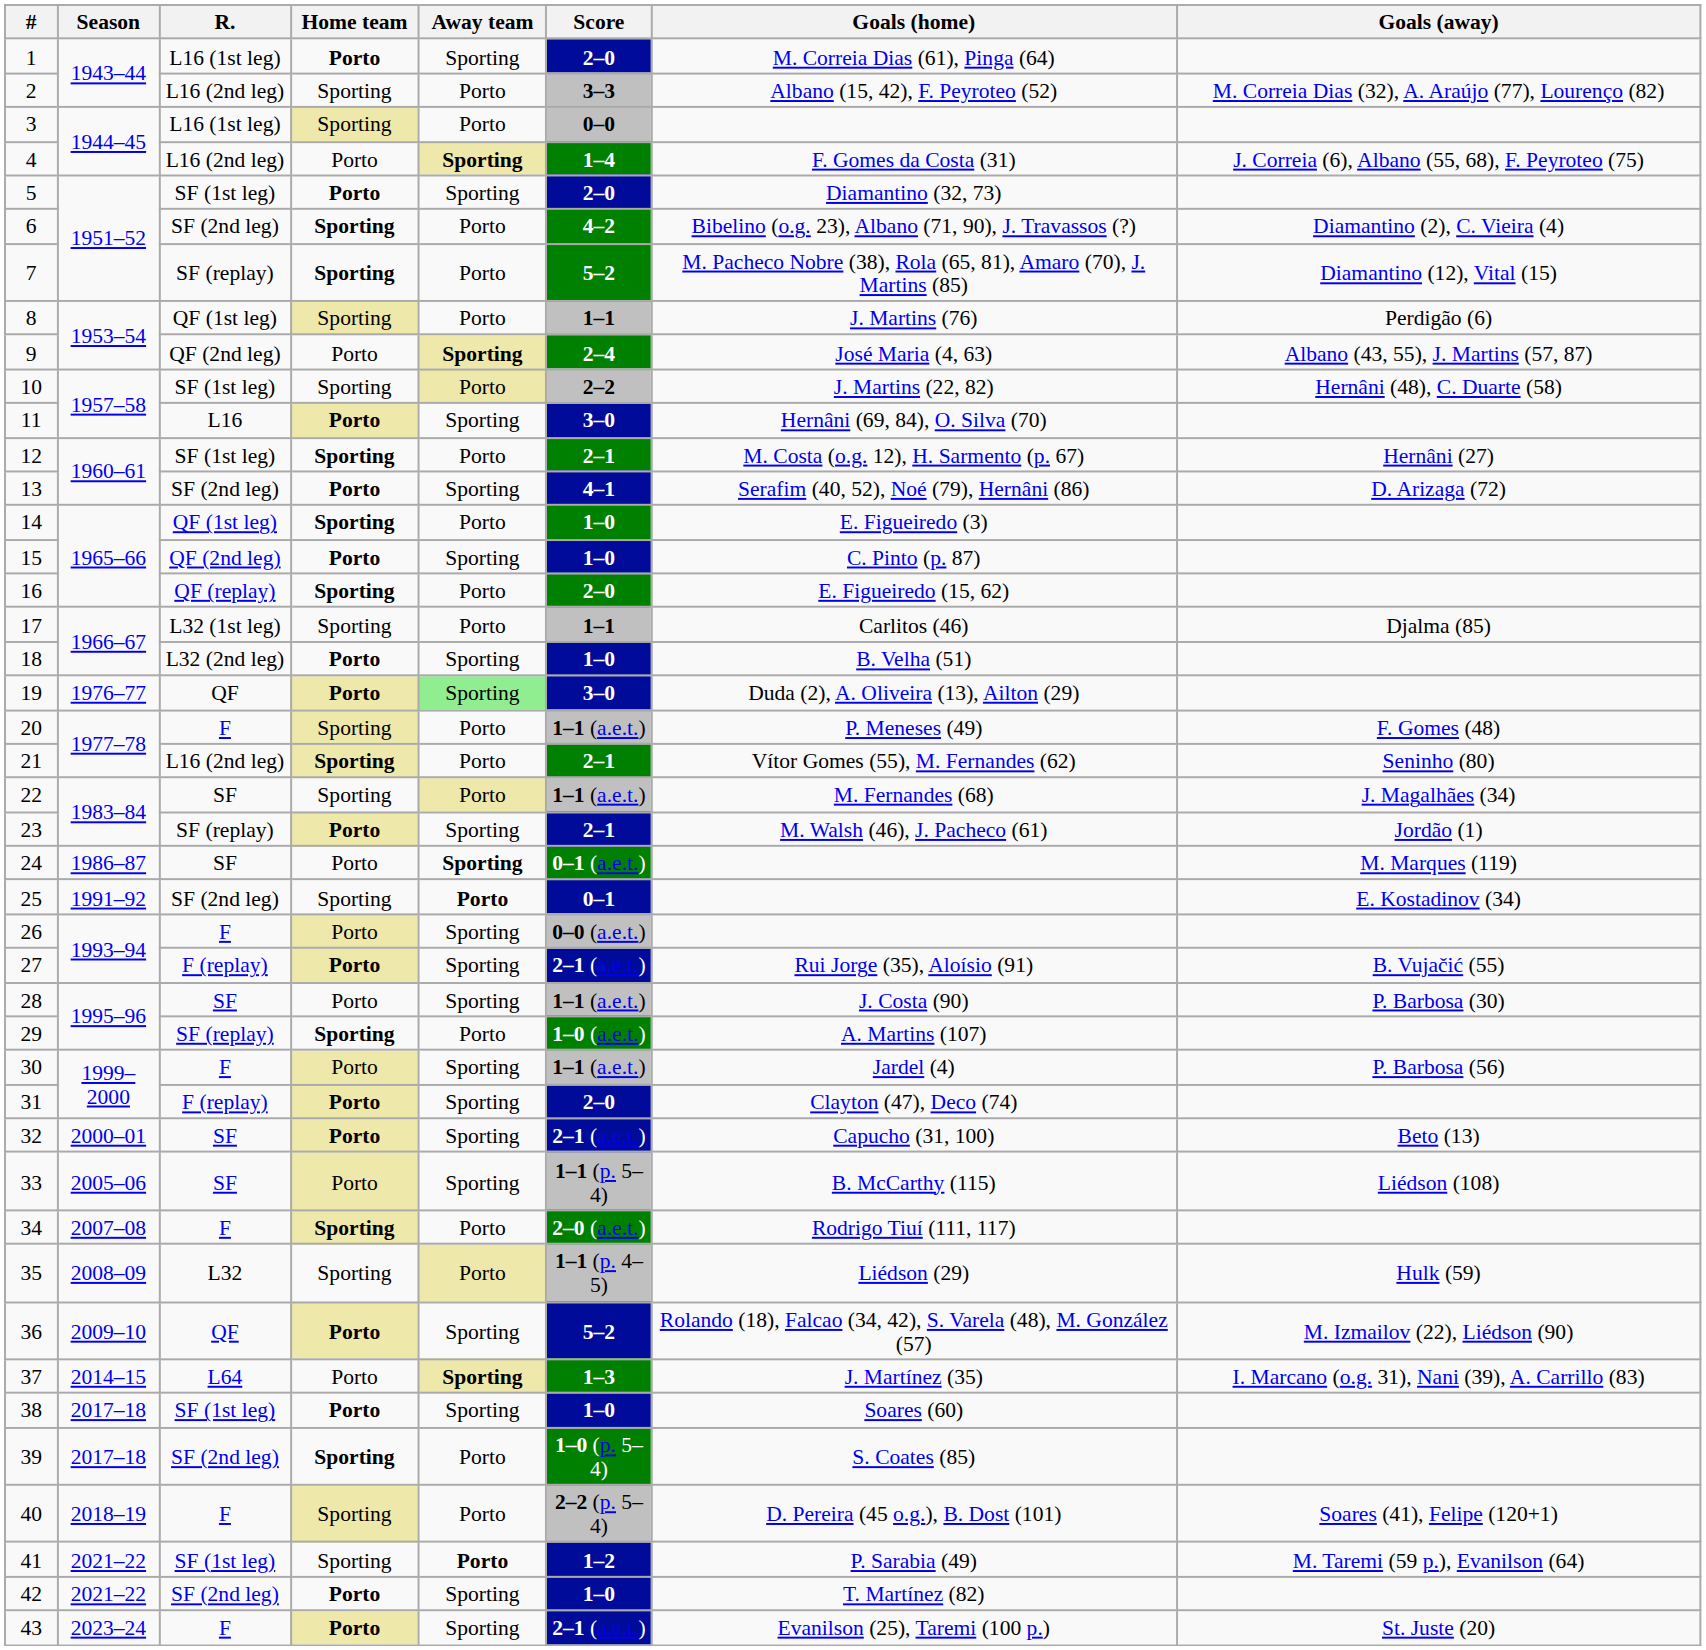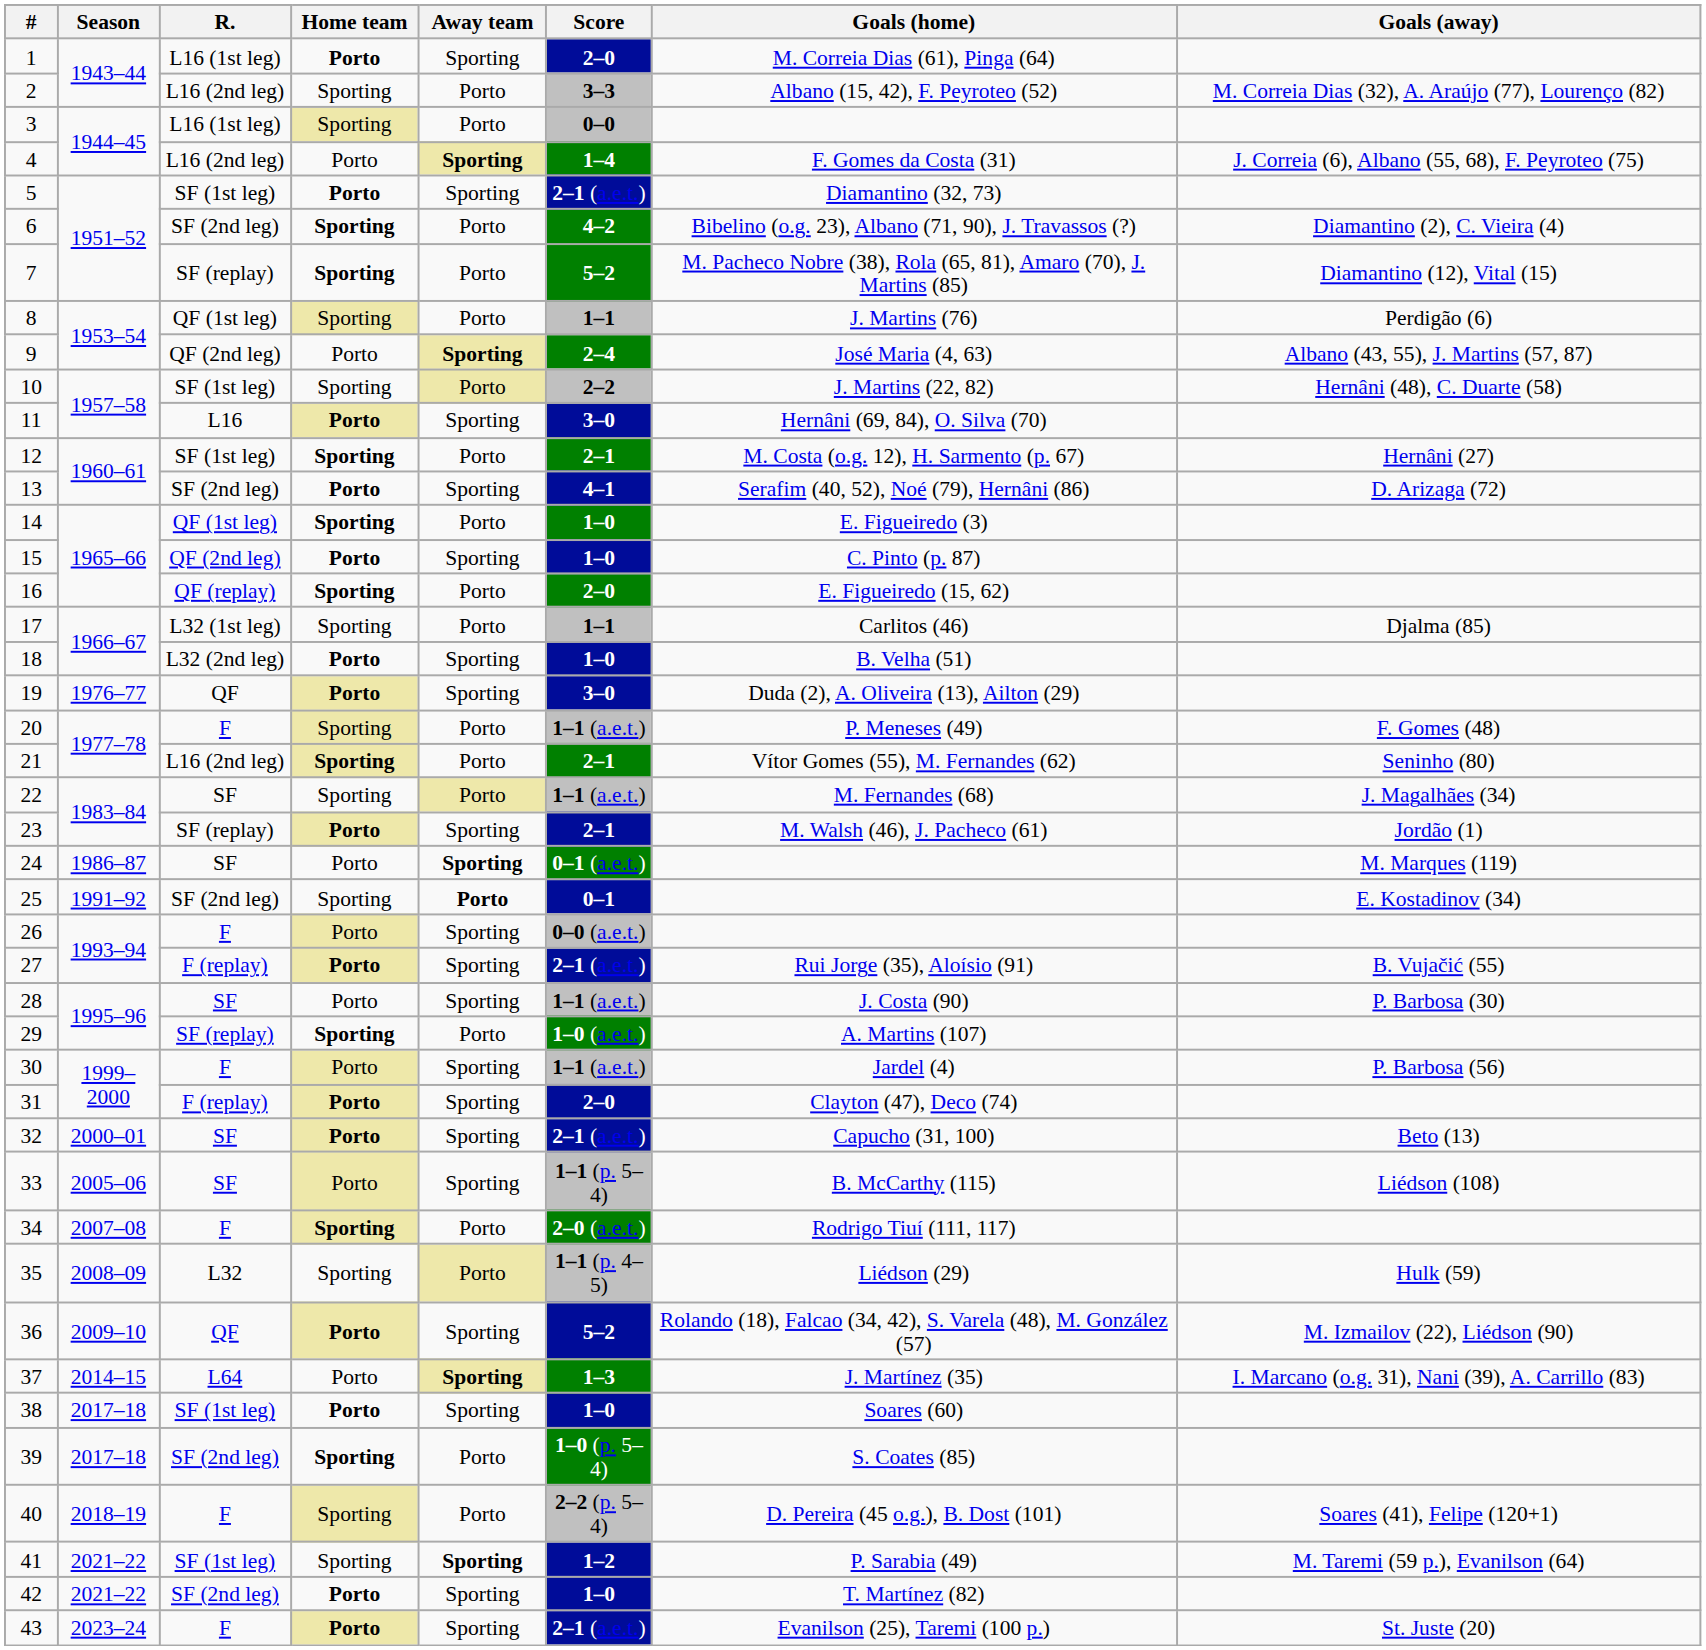(599, 192) 2–0 -> (599, 192) 2–1 (a.e.t.)
(482, 693) lightgreen background -> (482, 693) no background
(482, 1559) Porto -> (482, 1559) Sporting
